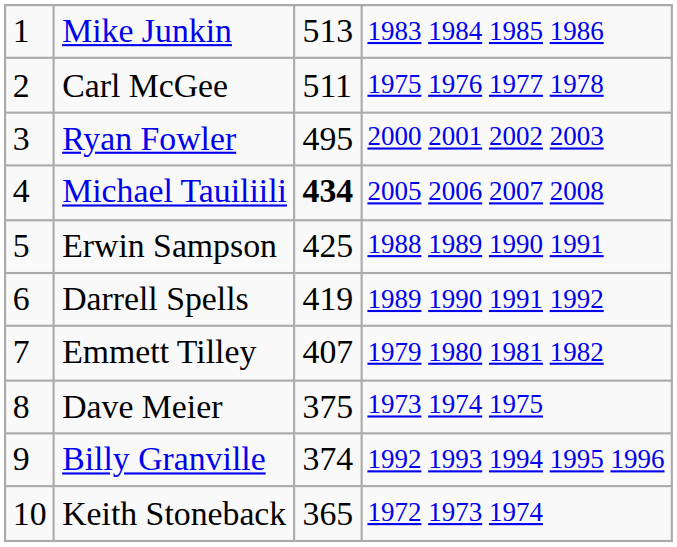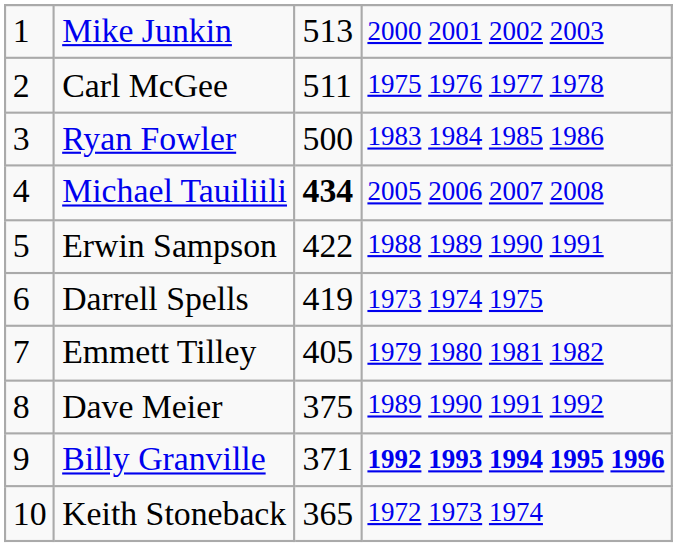(486, 31) 1983 1984 1985 1986 -> (486, 31) 2000 2001 2002 2003
(328, 138) 495 -> (328, 138) 500
(486, 138) 2000 2001 2002 2003 -> (486, 138) 1983 1984 1985 1986
(328, 245) 425 -> (328, 245) 422
(486, 298) 1989 1990 1991 1992 -> (455, 298) 1973 1974 1975
(328, 352) 407 -> (328, 352) 405
(455, 406) 1973 1974 1975 -> (486, 406) 1989 1990 1991 1992
(328, 459) 374 -> (328, 459) 371
(516, 459) normal -> (516, 459) bold
